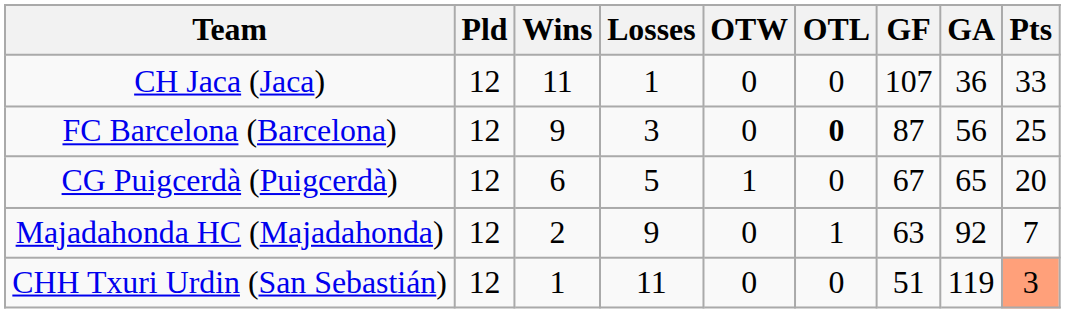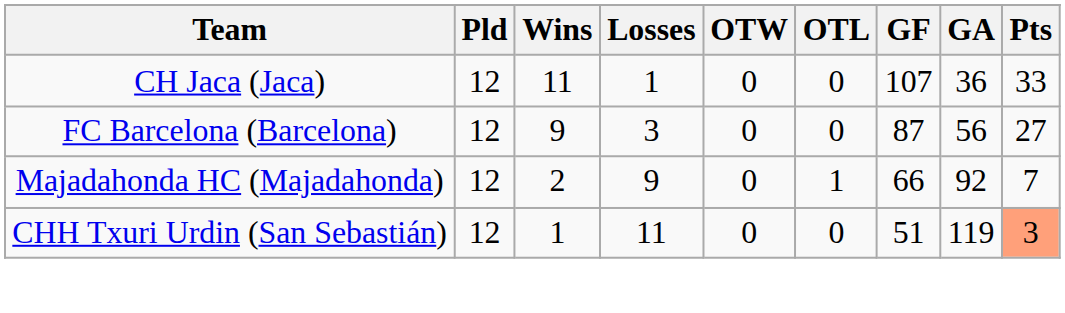(836, 130) bold -> (836, 130) normal
(1031, 130) 25 -> (1031, 130) 27
- row: (230, 181)
(909, 231) 63 -> (909, 181) 66
